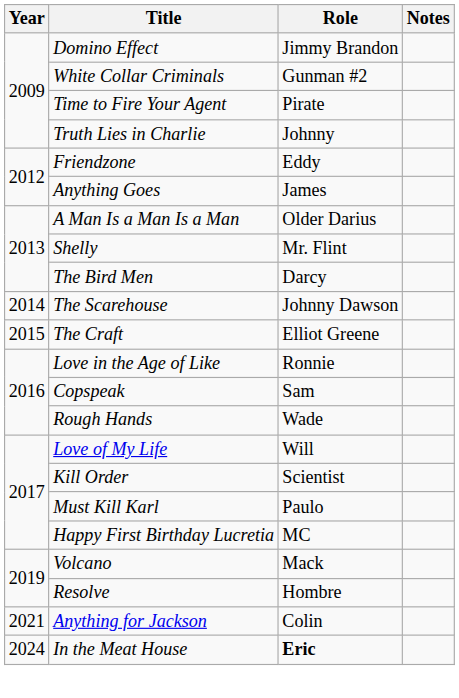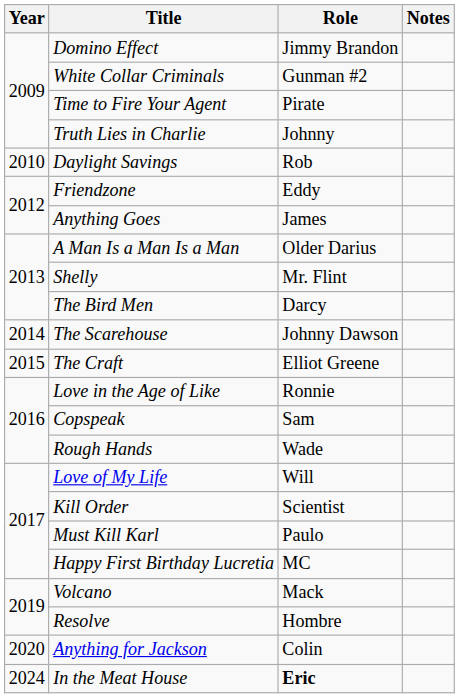+ row: (115, 162)
(27, 620) 2021 -> (27, 649) 2020
